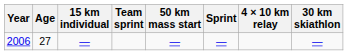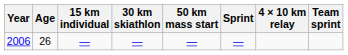columns swapped: (317, 18) <-> (129, 18)
(45, 41) 27 -> (45, 41) 26
